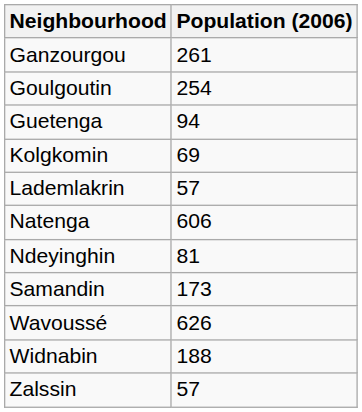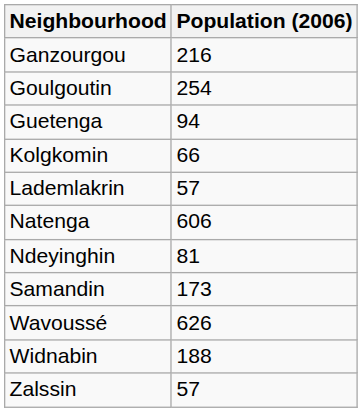(194, 54) 261 -> (194, 54) 216
(188, 155) 69 -> (188, 155) 66
